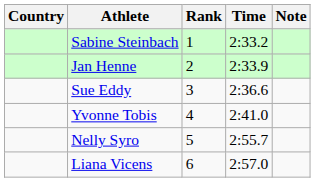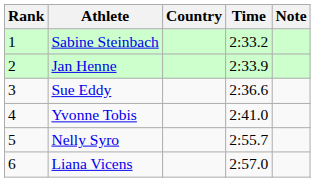columns swapped: (204, 16) <-> (36, 16)
